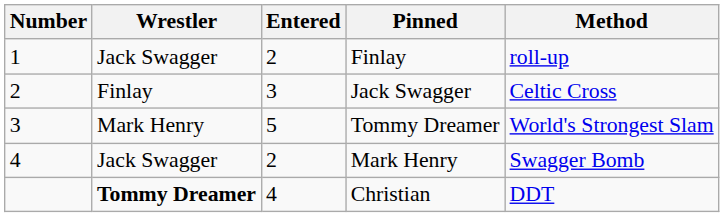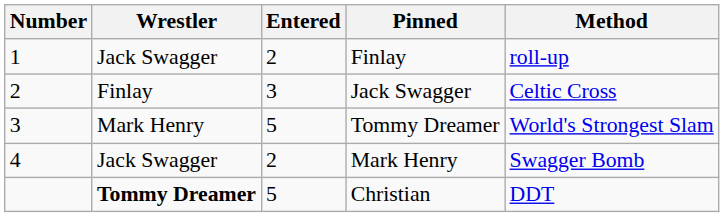(271, 194) 4 -> (271, 194) 5
